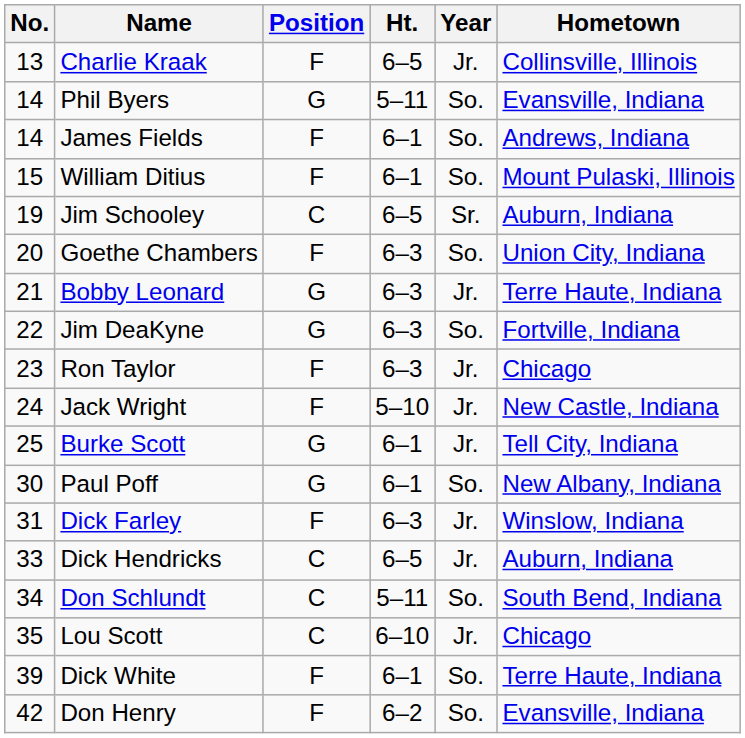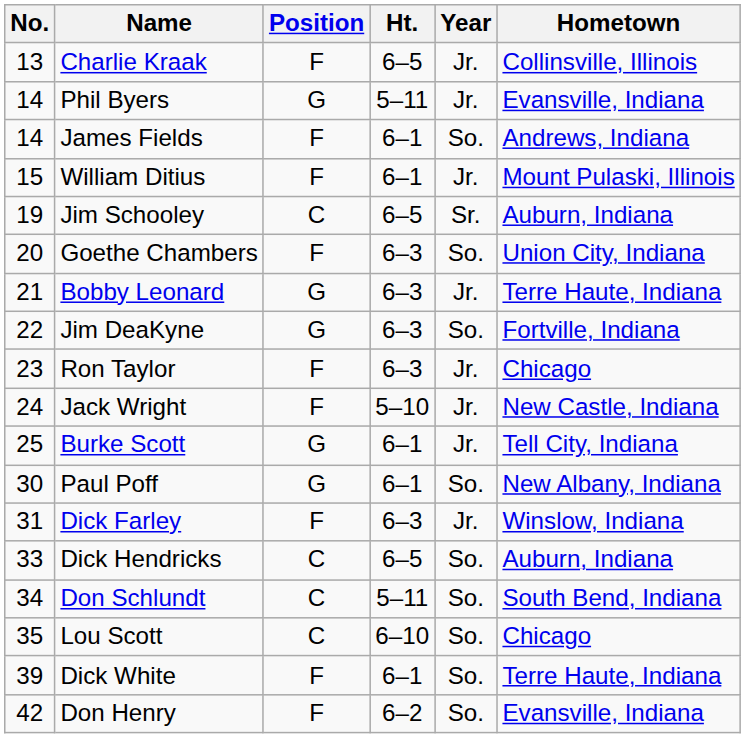(466, 100) So. -> (466, 100) Jr.
(466, 176) So. -> (466, 176) Jr.
(466, 560) Jr. -> (466, 560) So.
(466, 636) Jr. -> (466, 636) So.
